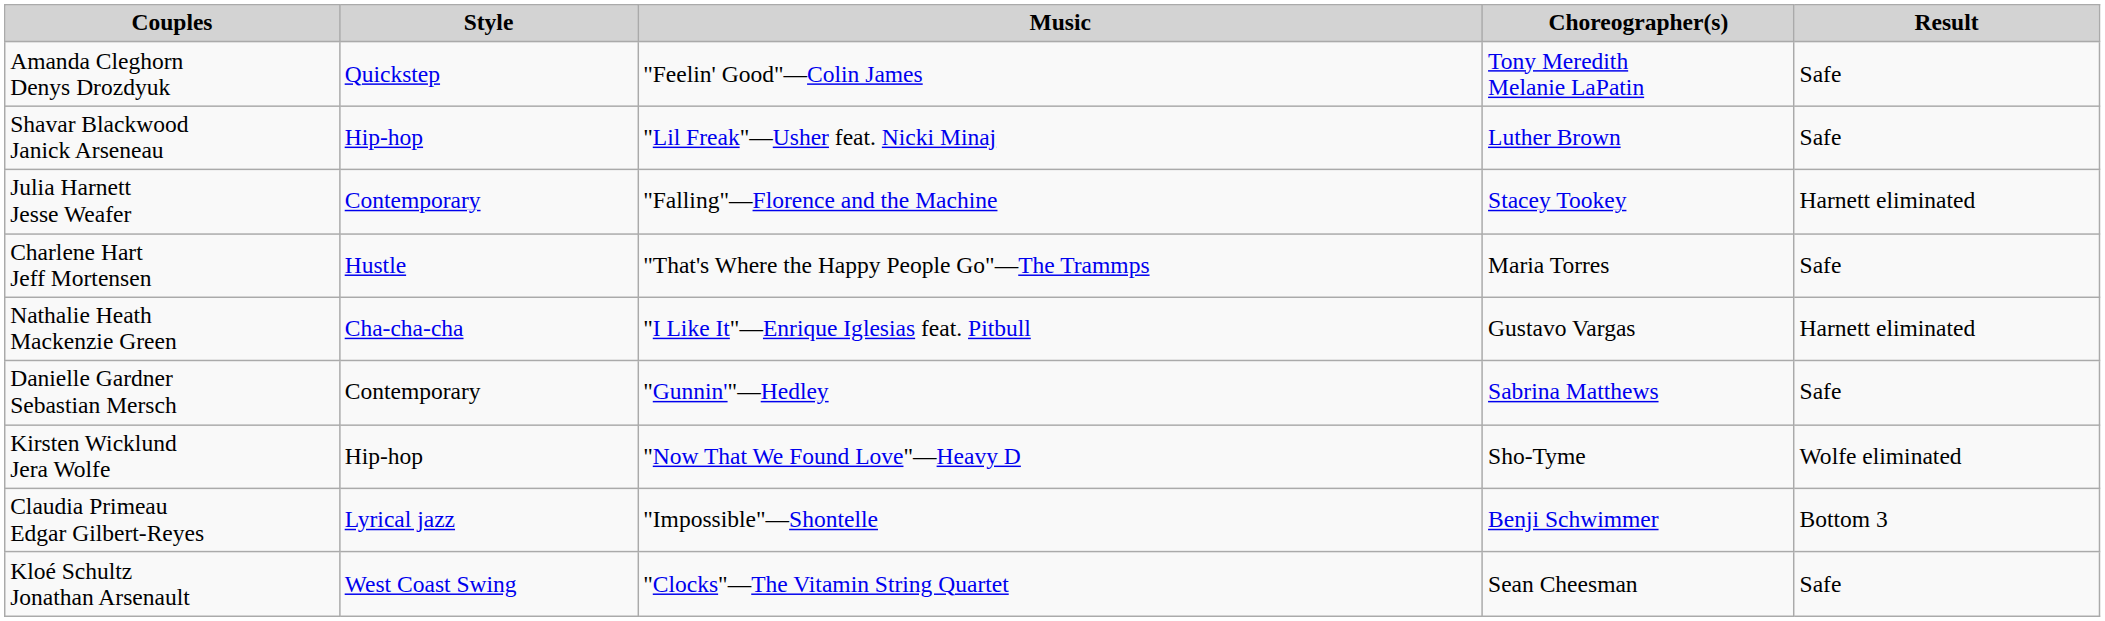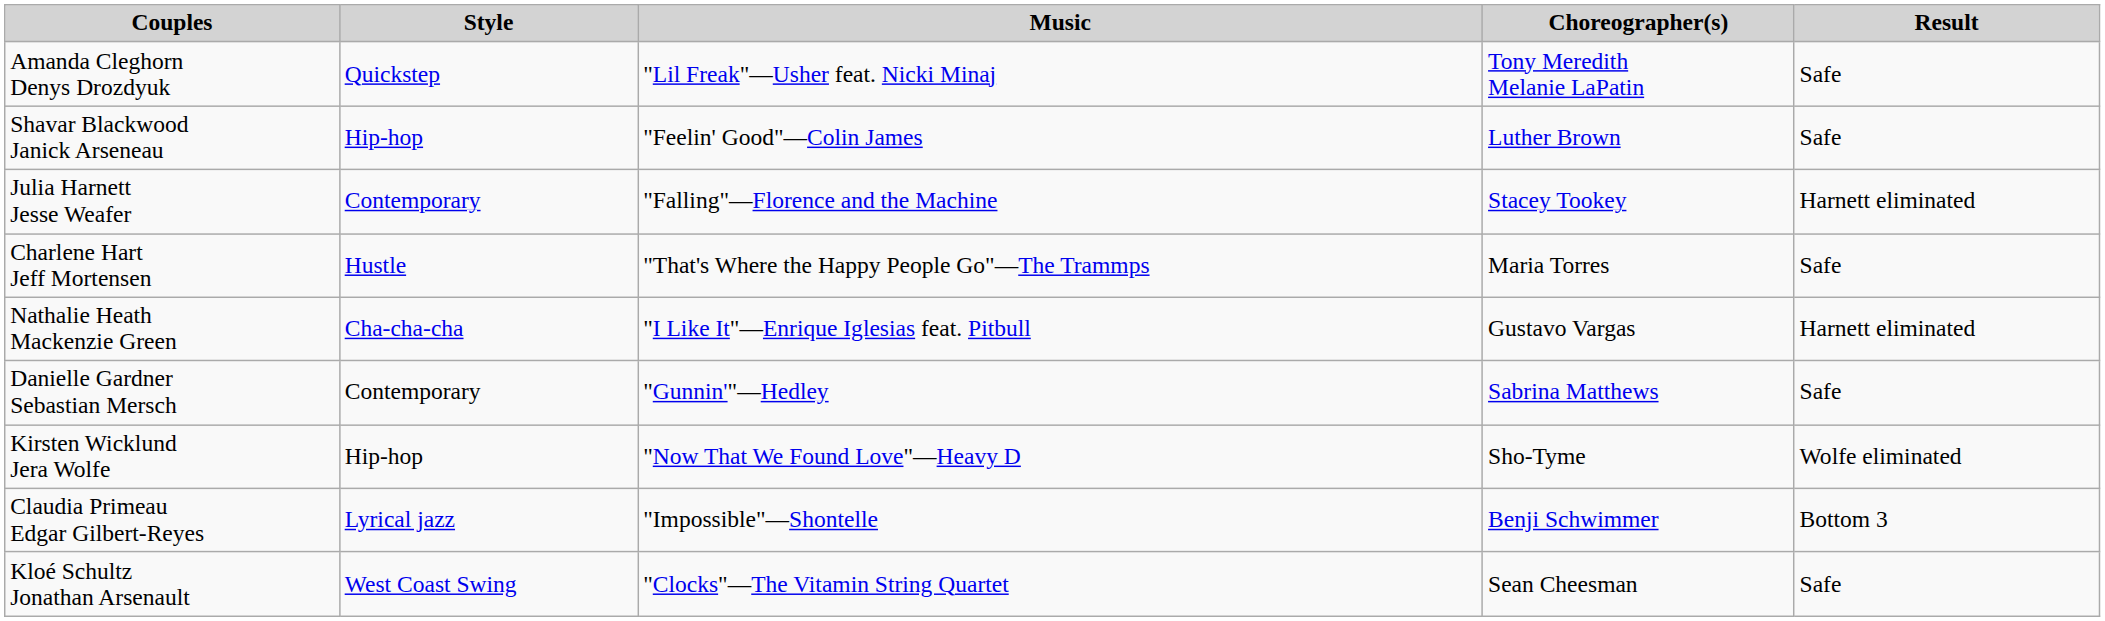(783, 73) "Feelin' Good"—Colin James -> (820, 73) "Lil Freak"—Usher feat. Nicki Minaj
(820, 137) "Lil Freak"—Usher feat. Nicki Minaj -> (783, 137) "Feelin' Good"—Colin James
